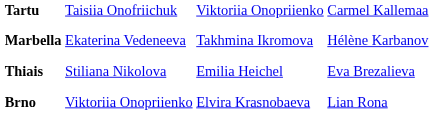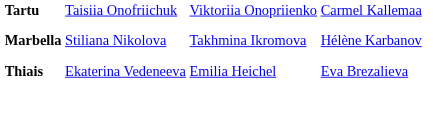(126, 40) Ekaterina Vedeneeva -> (116, 40) Stiliana Nikolova
(116, 71) Stiliana Nikolova -> (126, 71) Ekaterina Vedeneeva
- row: (20, 102)
